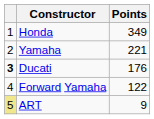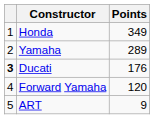(137, 50) 221 -> (137, 50) 289
(137, 87) 122 -> (137, 87) 120
(10, 105) khaki background -> (10, 105) no background
